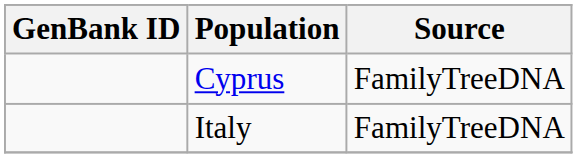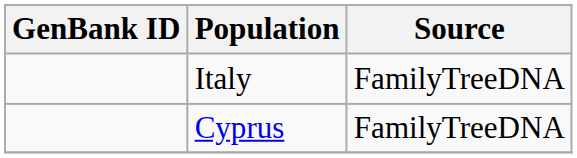rows swapped: (223, 127) <-> (239, 78)
